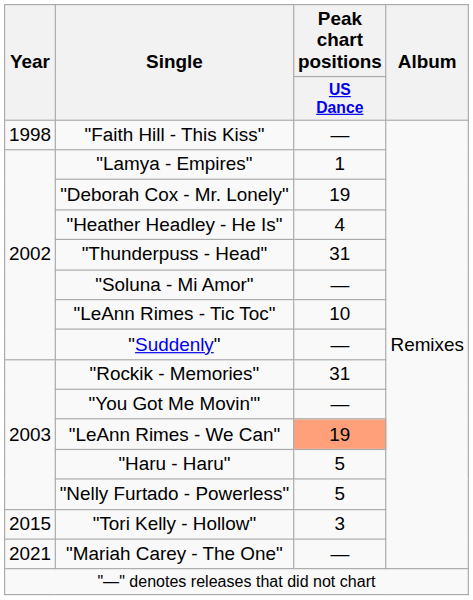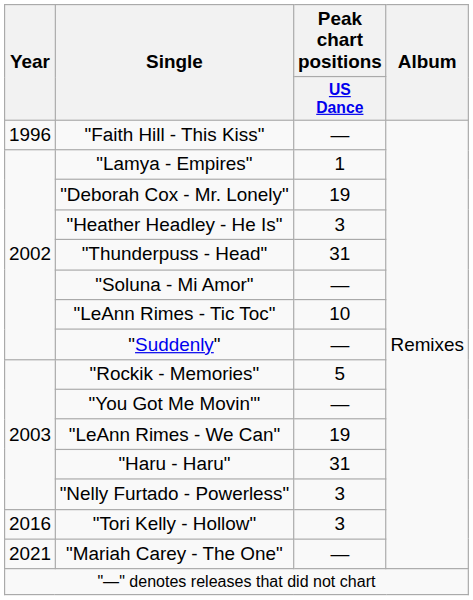(30, 134) 1998 -> (30, 134) 1996
(340, 224) 4 -> (340, 224) 3
(340, 374) 31 -> (340, 374) 5
(340, 434) lightsalmon background -> (340, 434) no background
(340, 464) 5 -> (340, 464) 31
(340, 494) 5 -> (340, 494) 3
(30, 523) 2015 -> (30, 523) 2016
